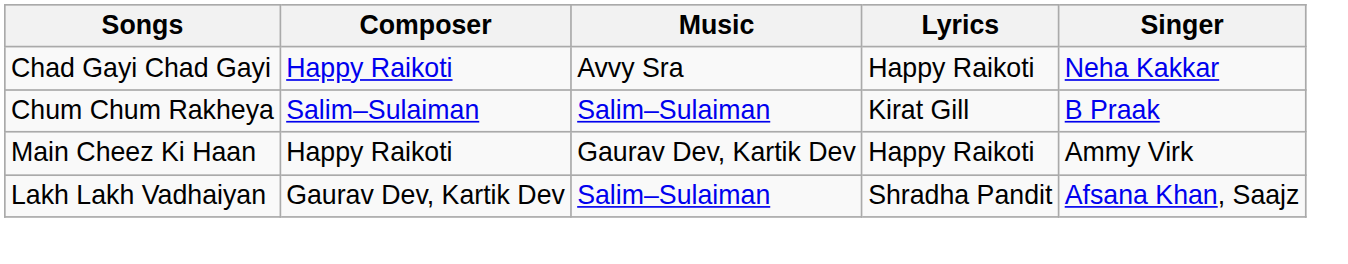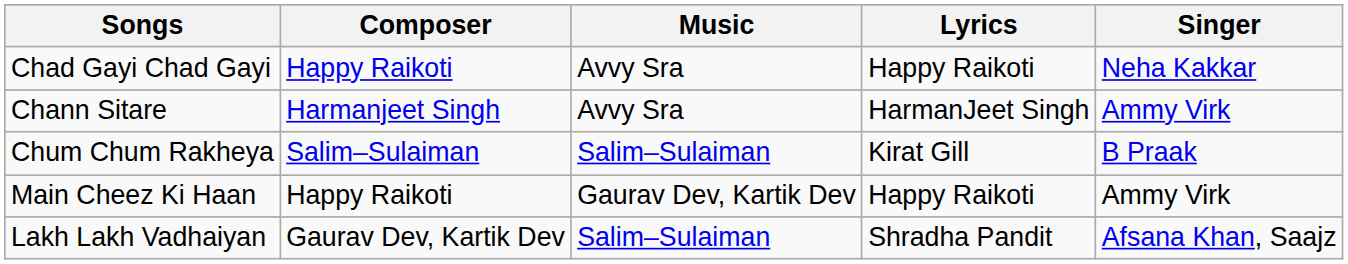+ row: (89, 110)
